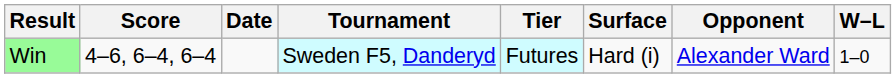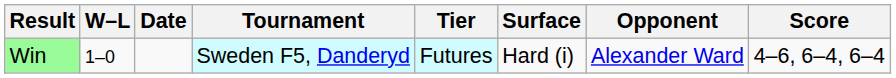columns swapped: (862, 21) <-> (151, 21)
